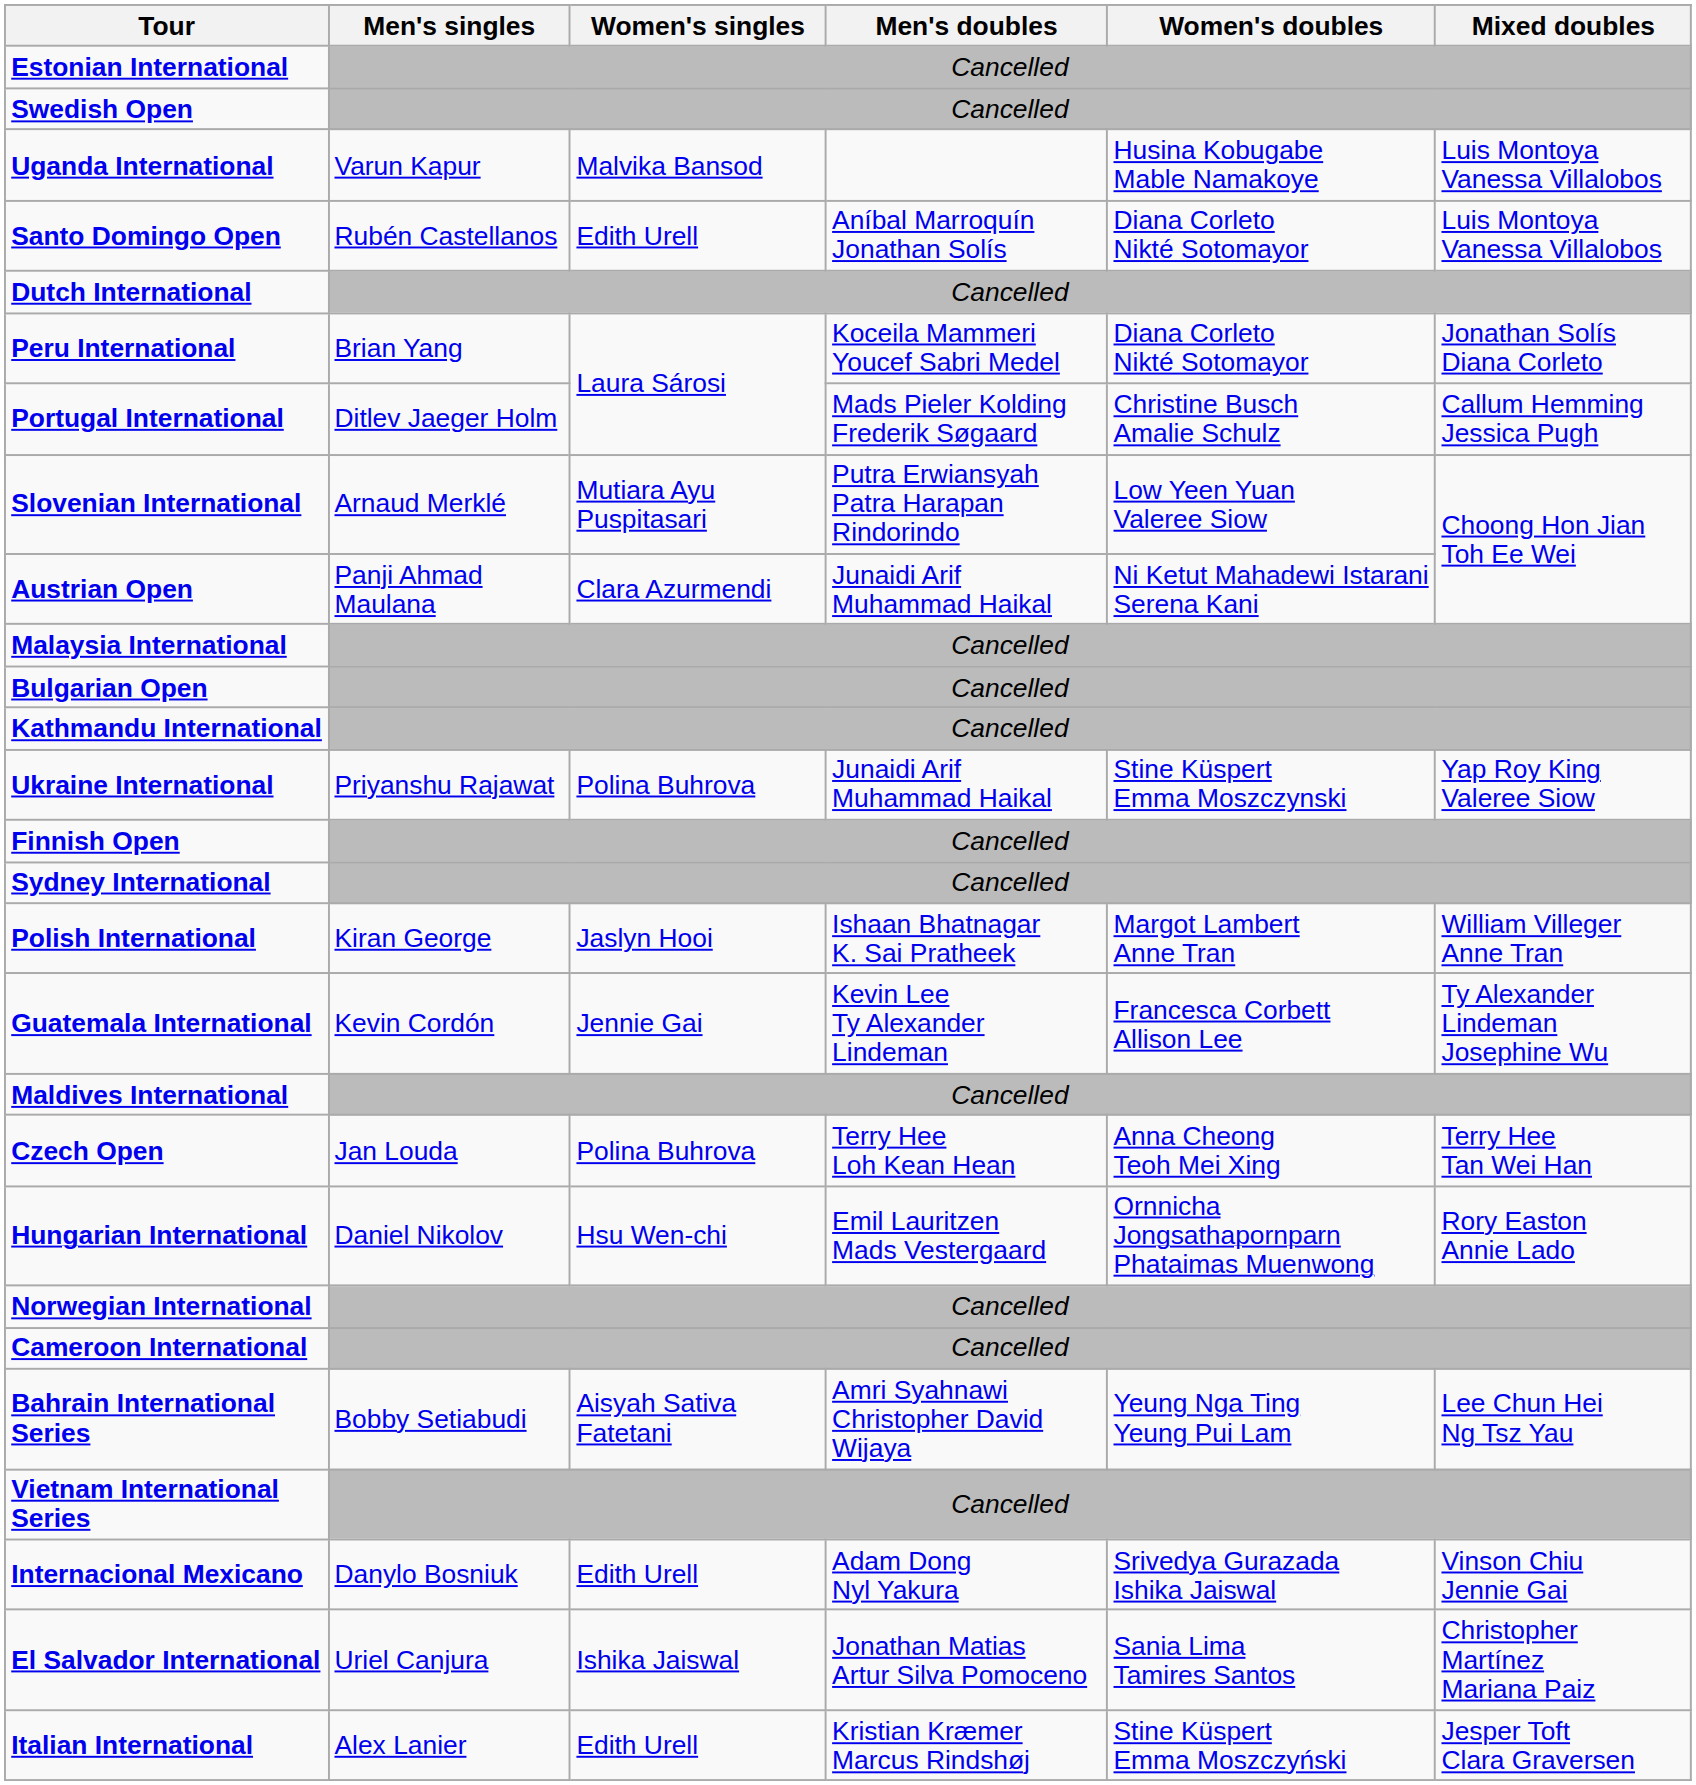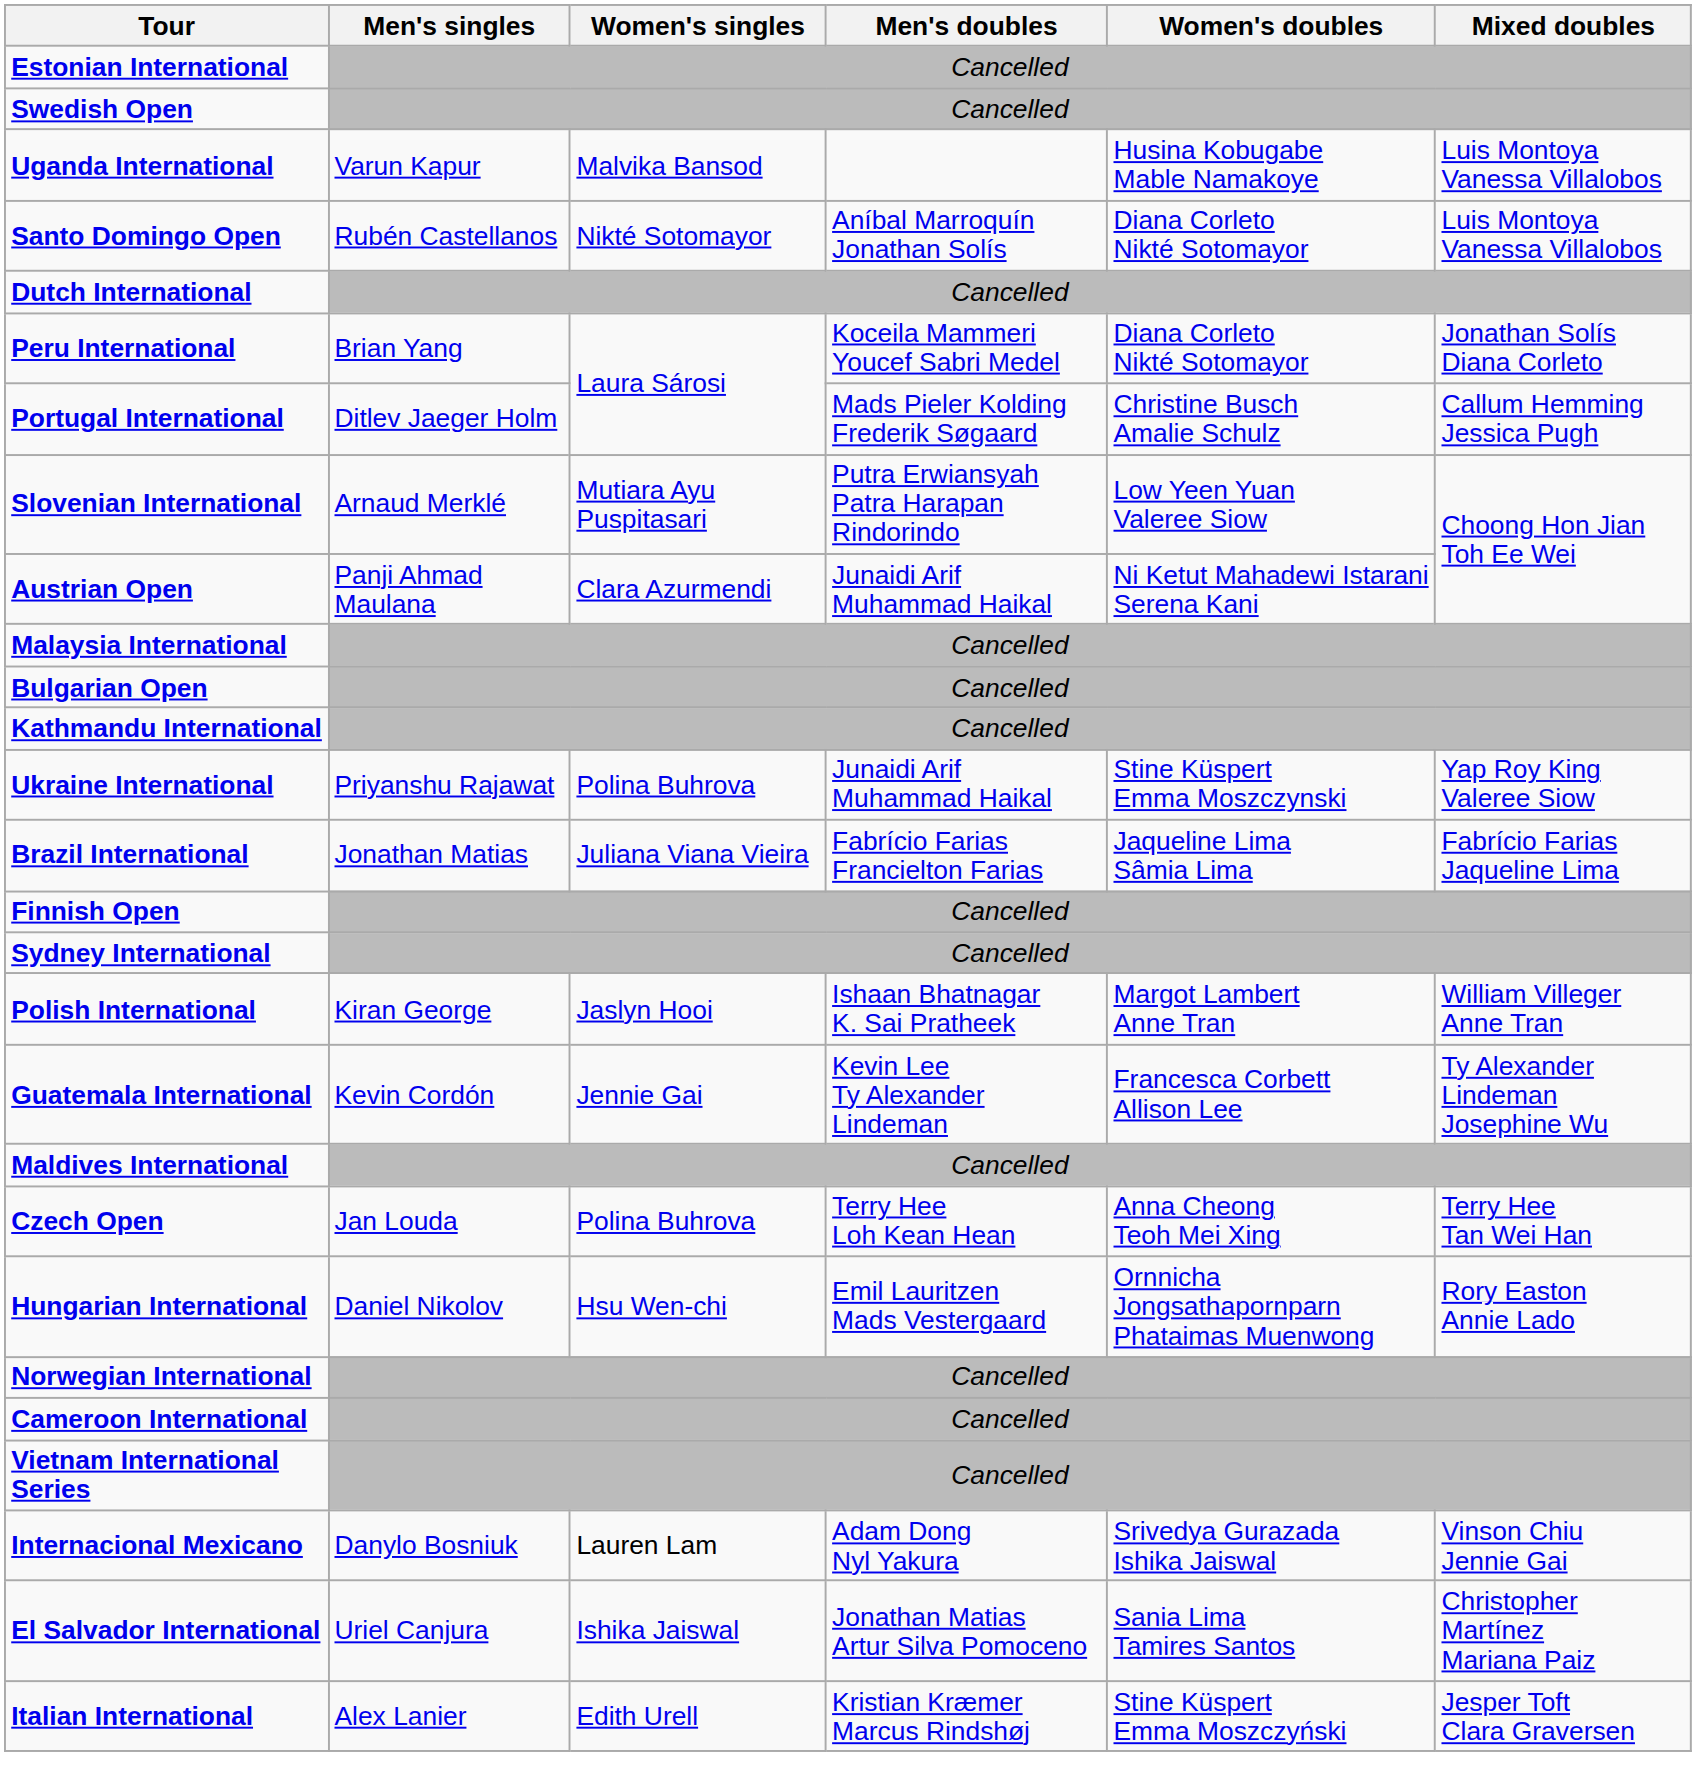(637, 235) Edith Urell -> (674, 235) Nikté Sotomayor
+ row: (130, 855)
- row: (143, 1418)
(637, 1574) Edith Urell -> (647, 1545) Lauren Lam
